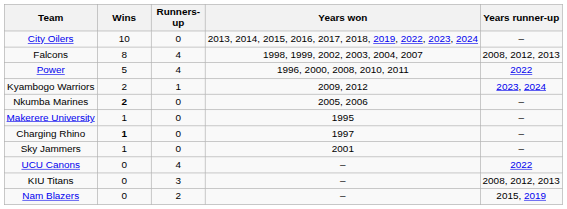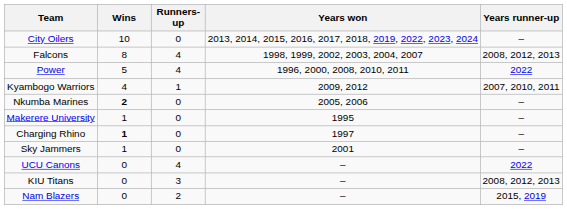(124, 86) 2 -> (124, 86) 4
(521, 86) 2023, 2024 -> (521, 86) 2007, 2010, 2011
